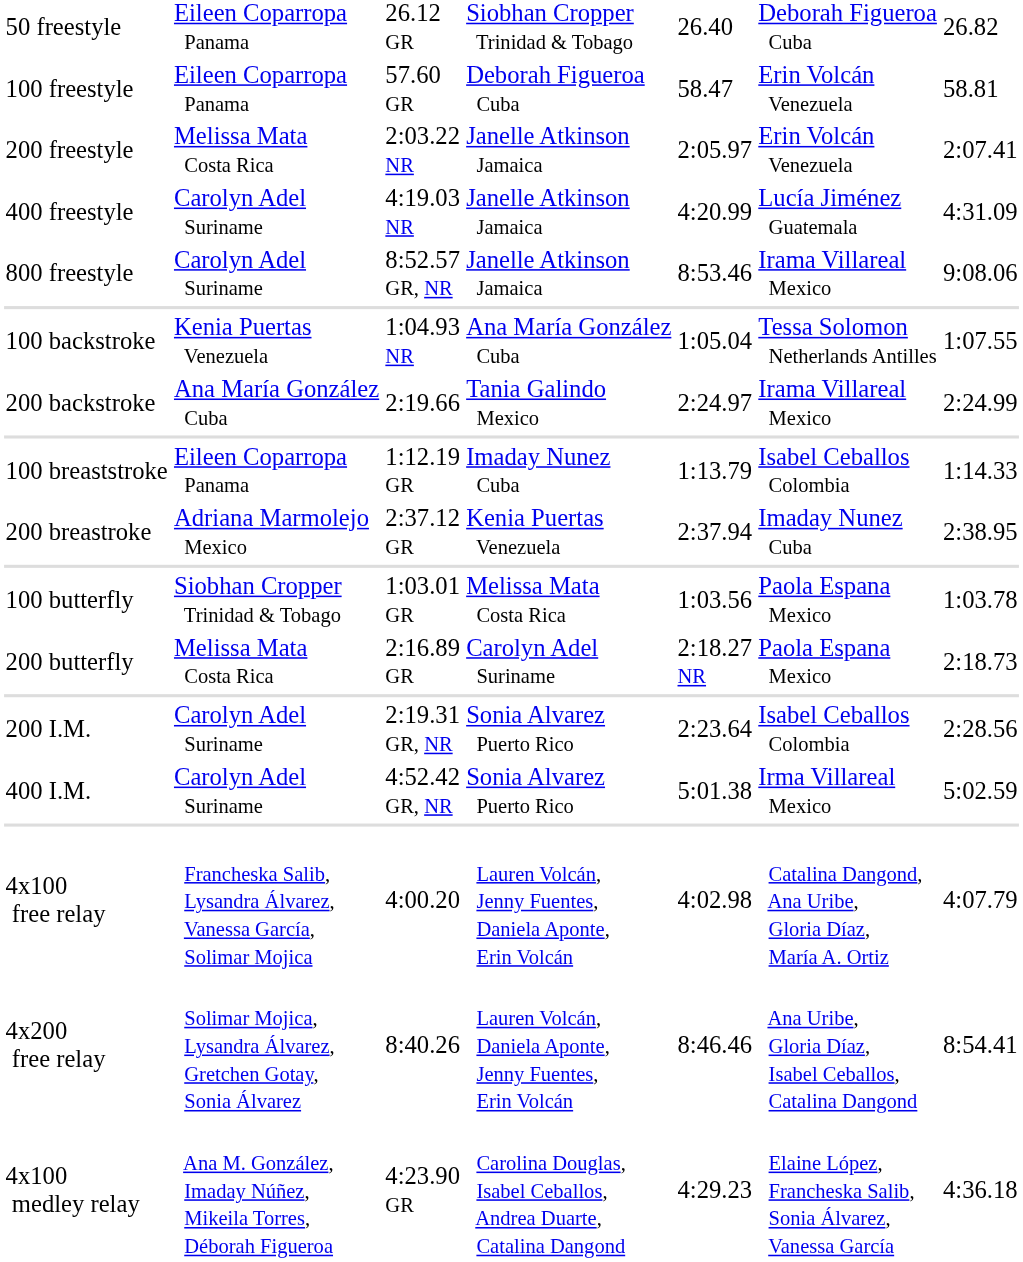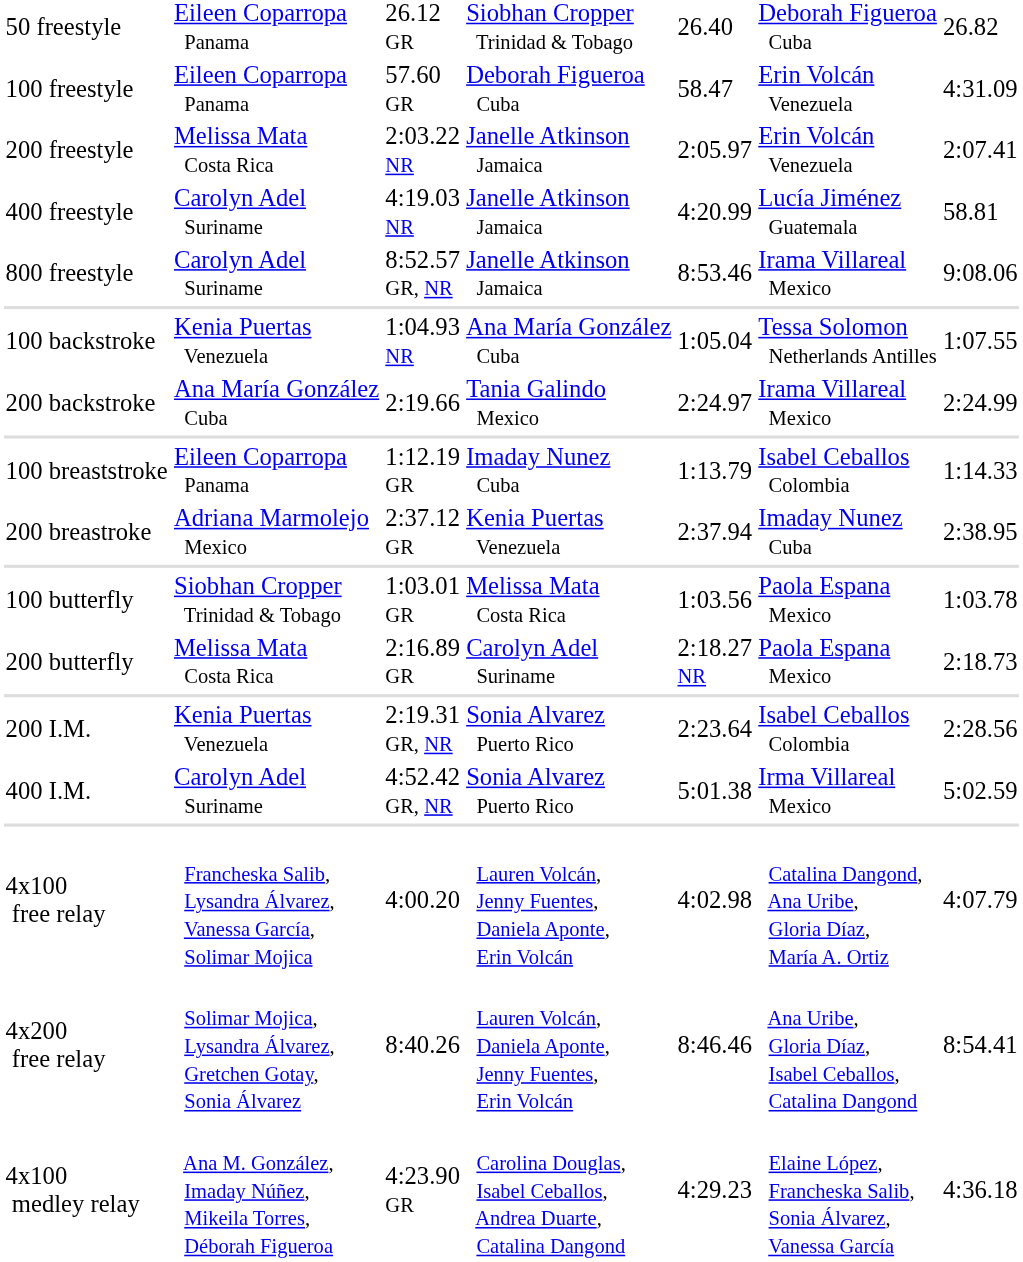(971, 88) 58.81 -> (980, 88) 4:31.09
(980, 211) 4:31.09 -> (971, 211) 58.81
(240, 729) Carolyn Adel Suriname -> (243, 729) Kenia Puertas Venezuela
